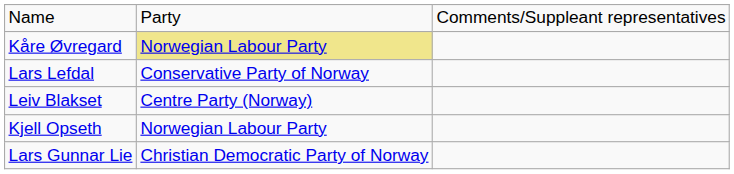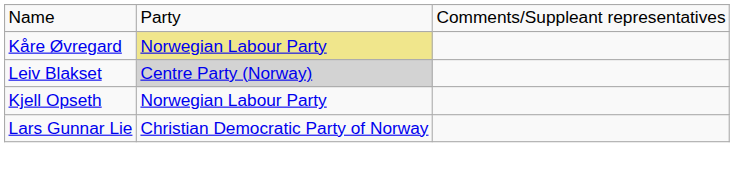- row: (51, 73)
(226, 100) no background -> (226, 73) lightgrey background
